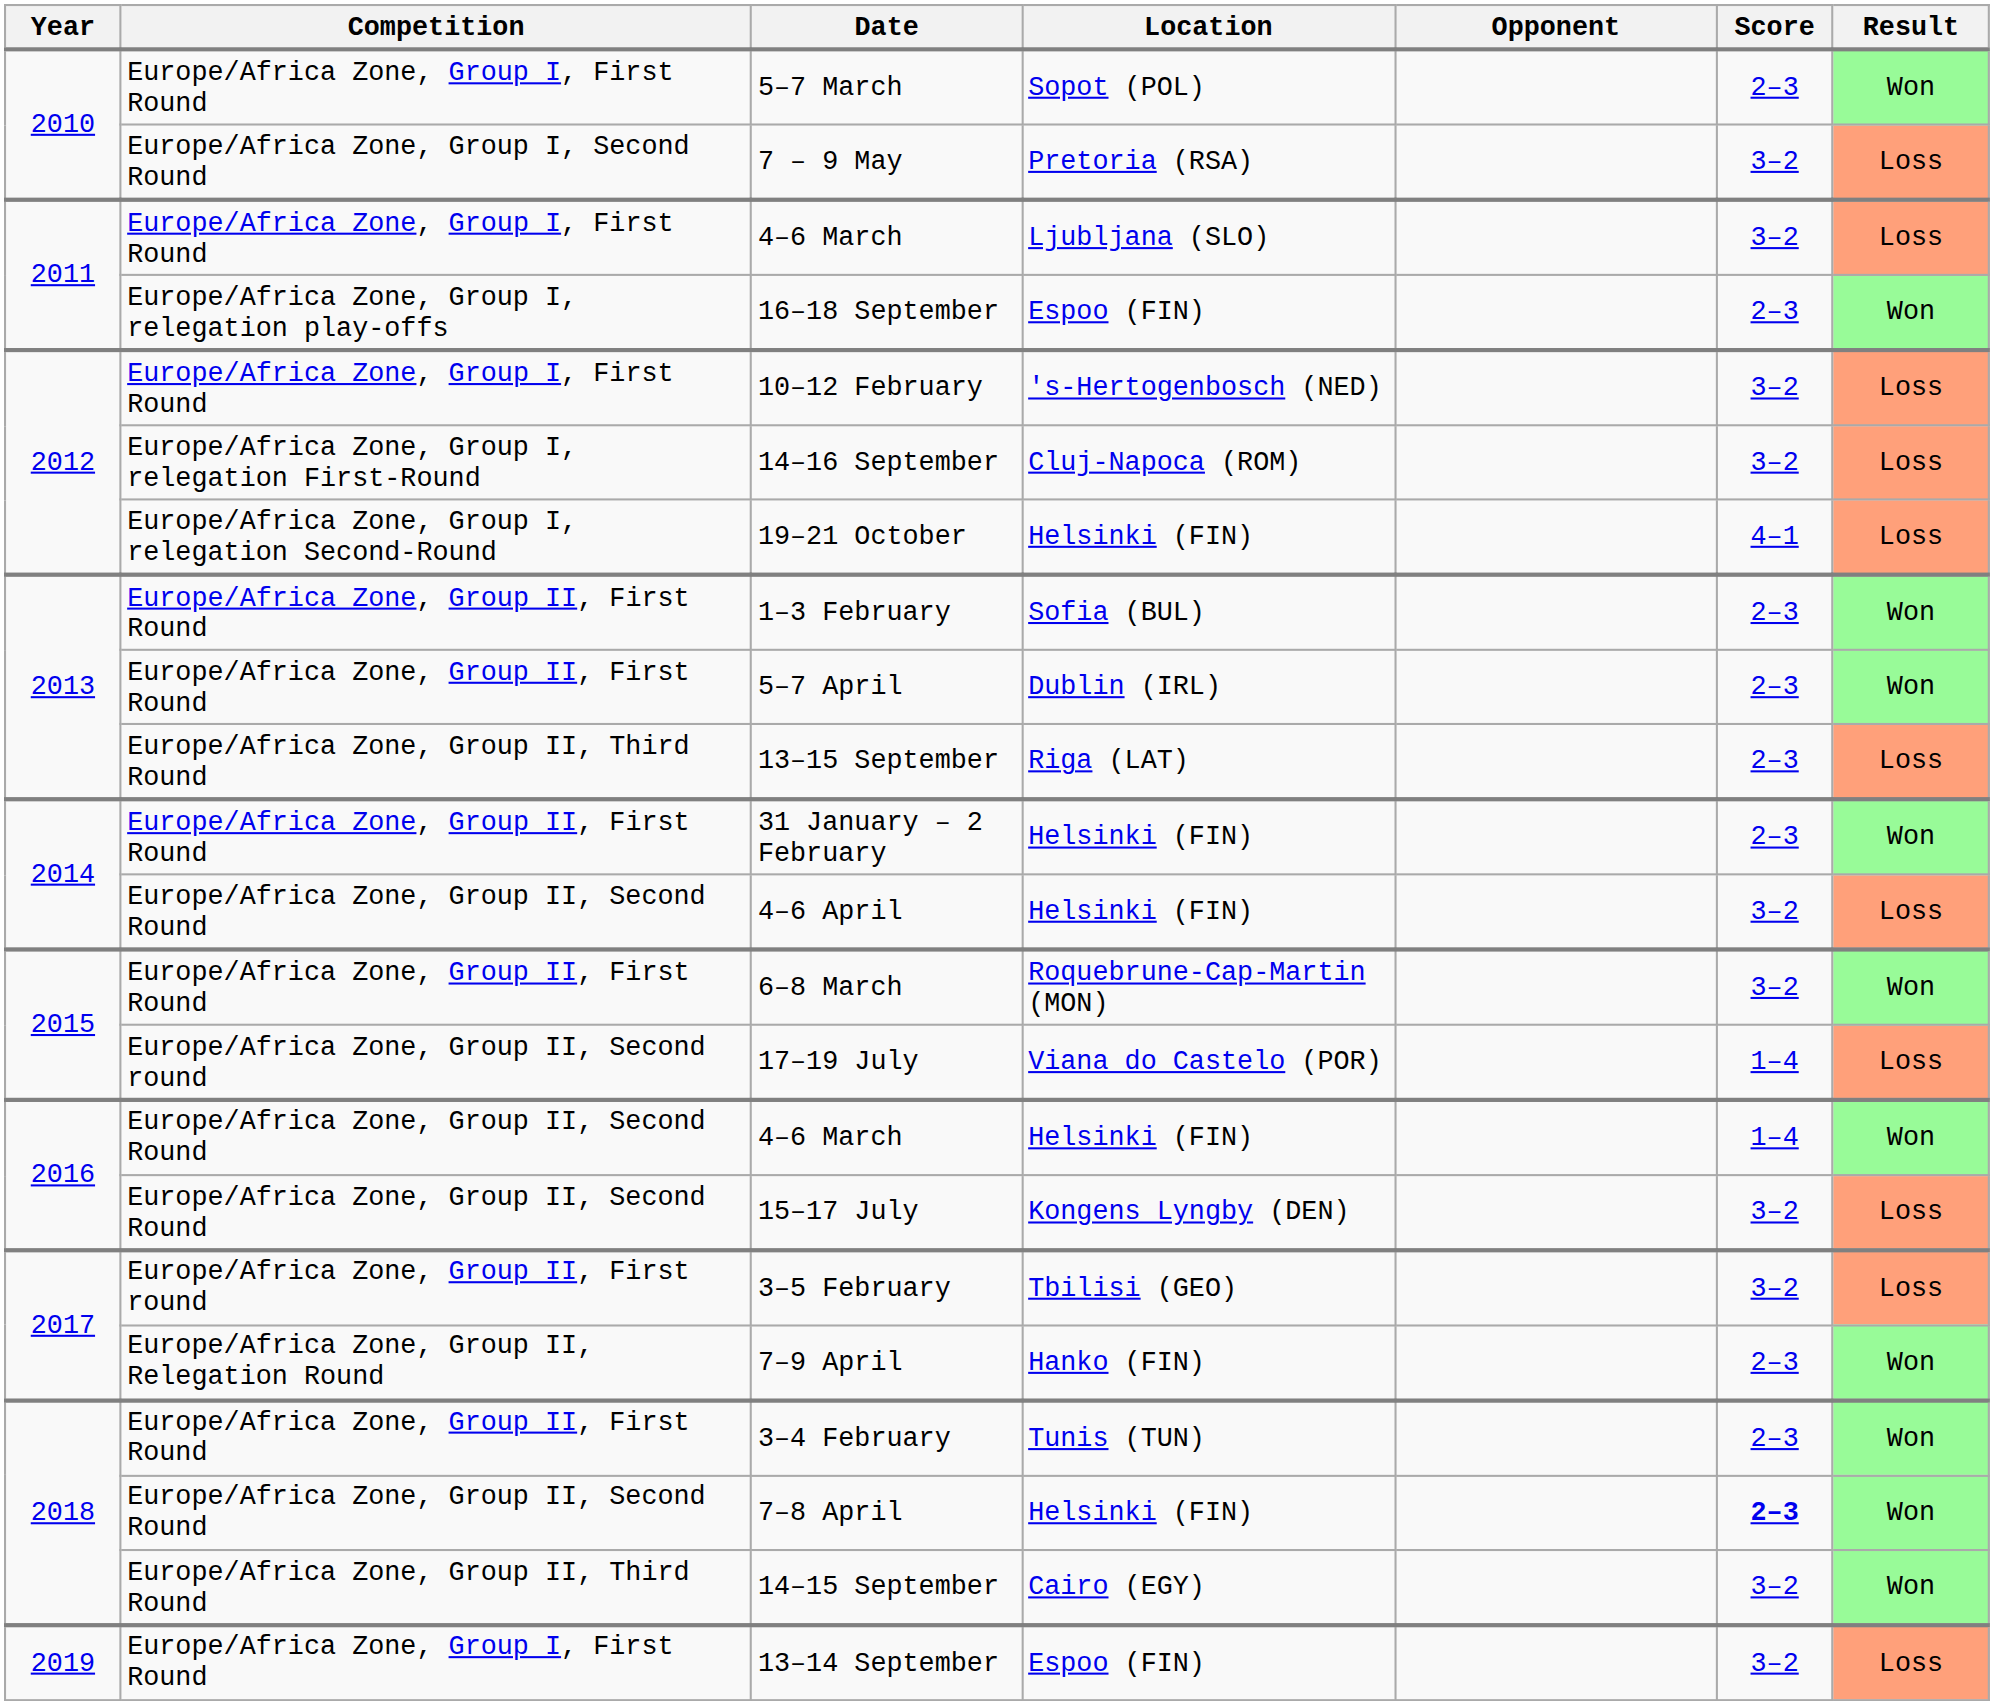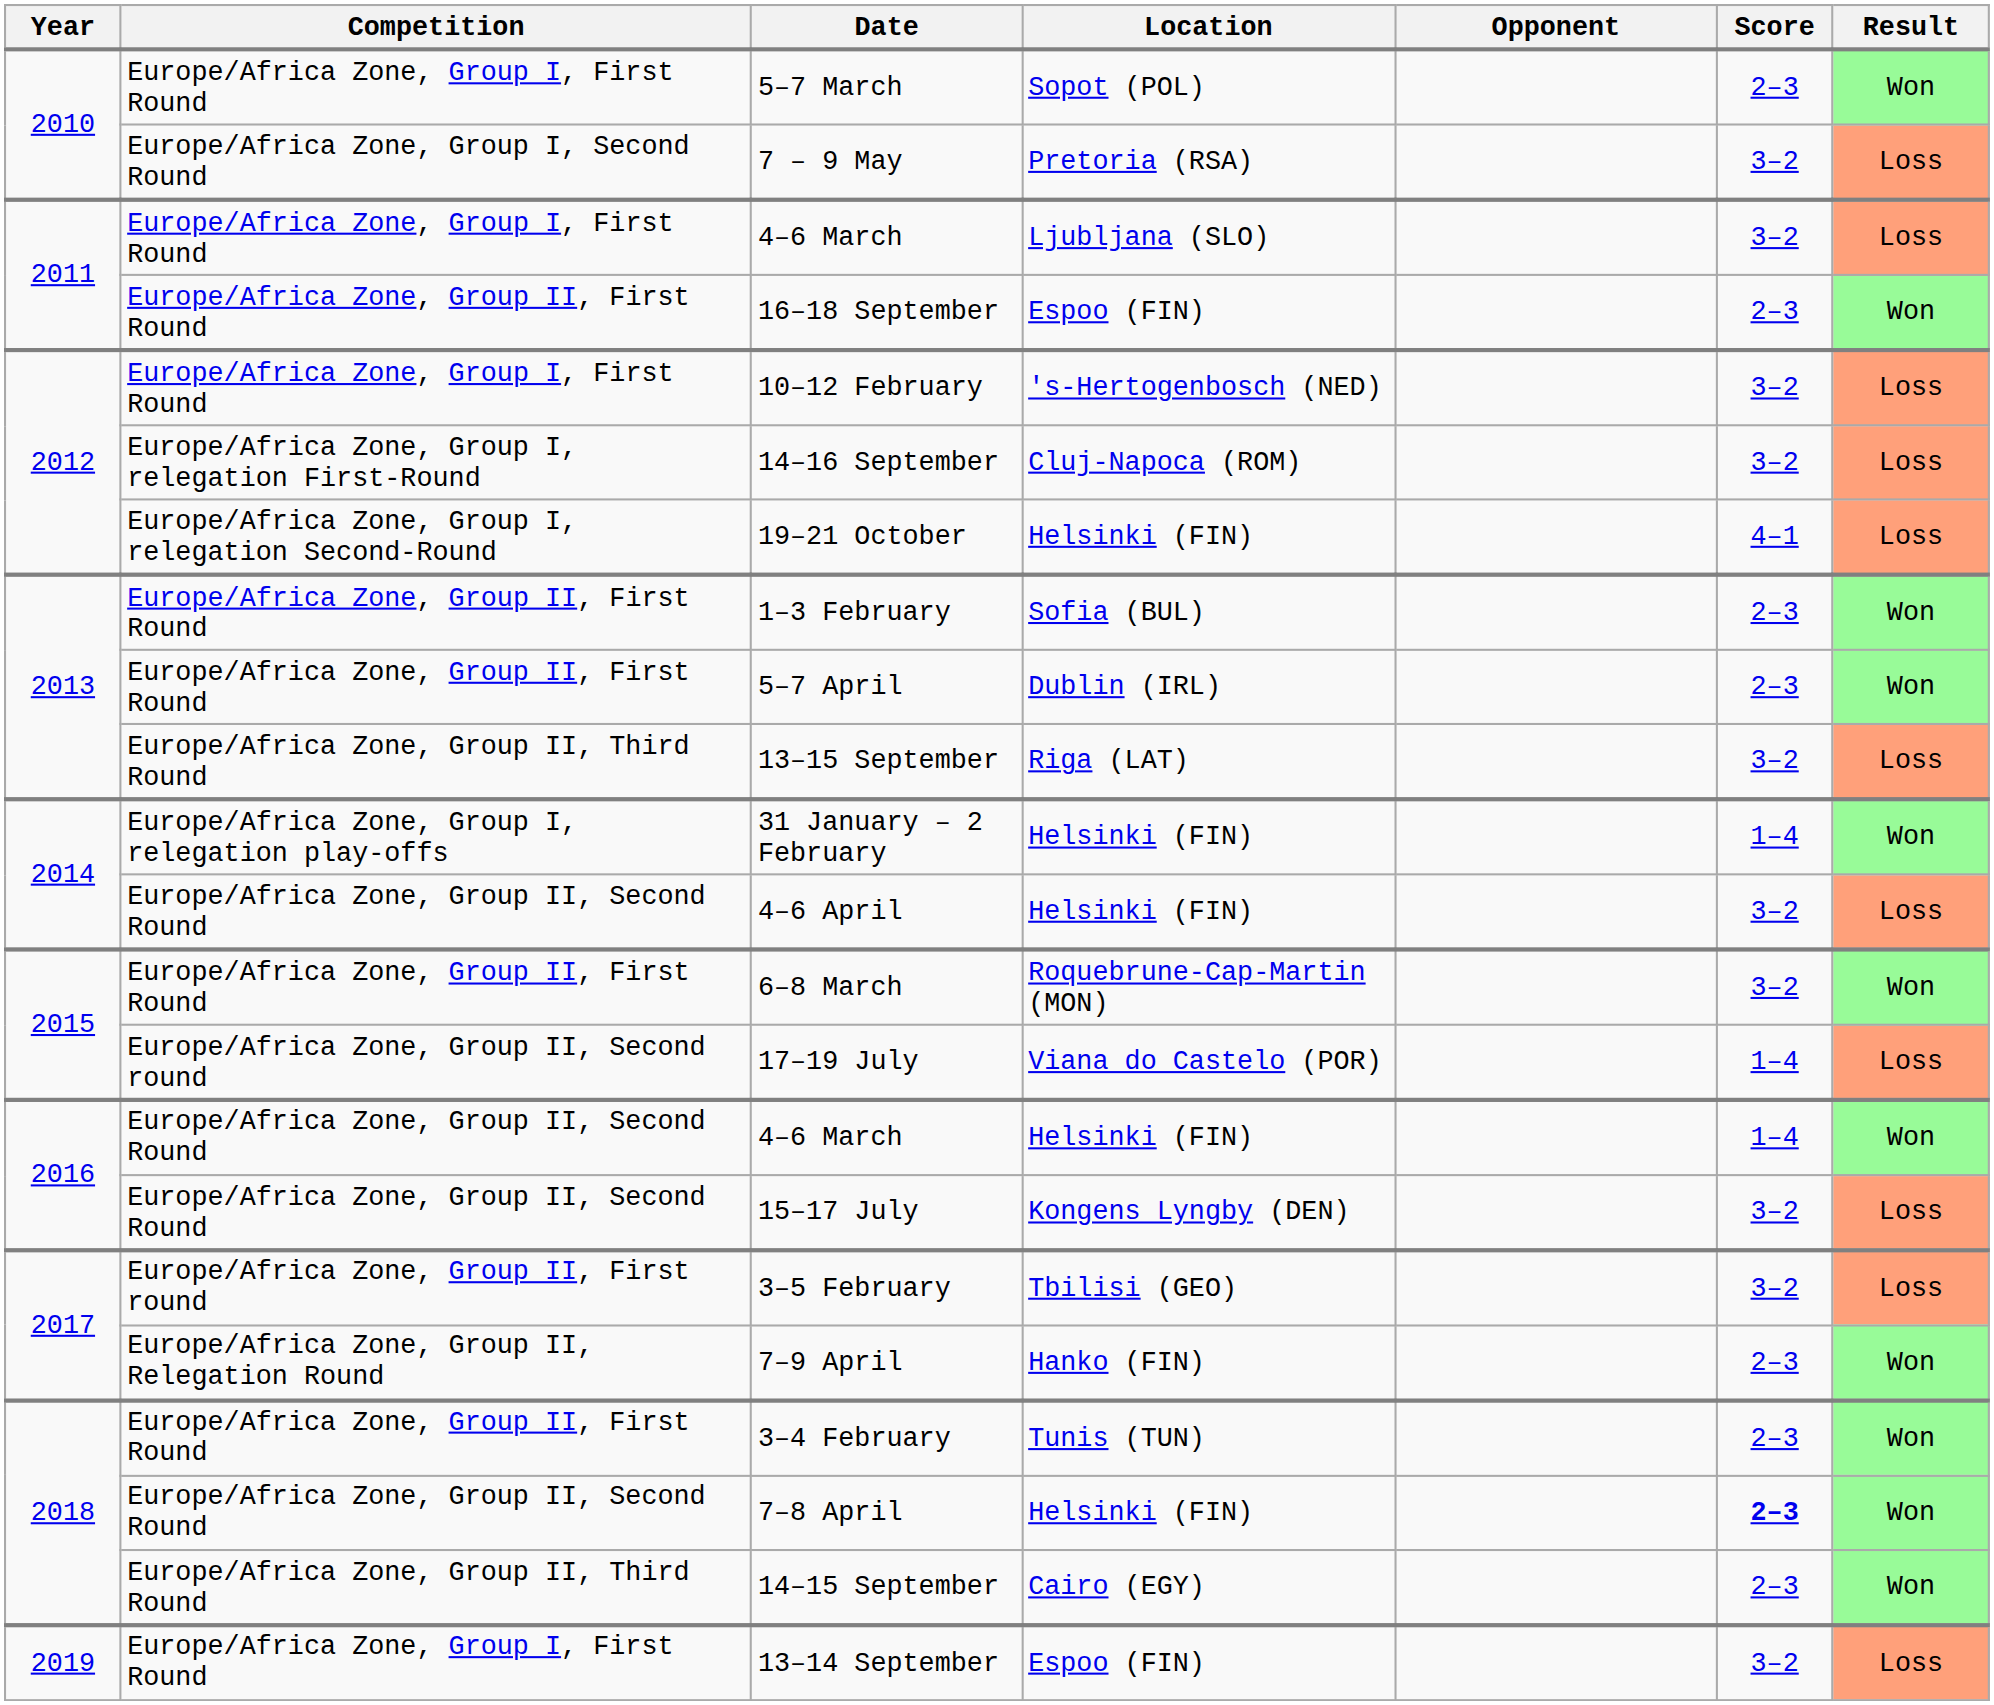(352, 313) Europe/Africa Zone, Group I, relegation play-offs -> (408, 313) Europe/Africa Zone, Group II, First Round
(1775, 762) 2–3 -> (1775, 762) 3–2
(408, 838) Europe/Africa Zone, Group II, First Round -> (352, 838) Europe/Africa Zone, Group I, relegation play-offs
(1775, 838) 2–3 -> (1775, 838) 1–4
(1775, 1587) 3–2 -> (1775, 1587) 2–3
